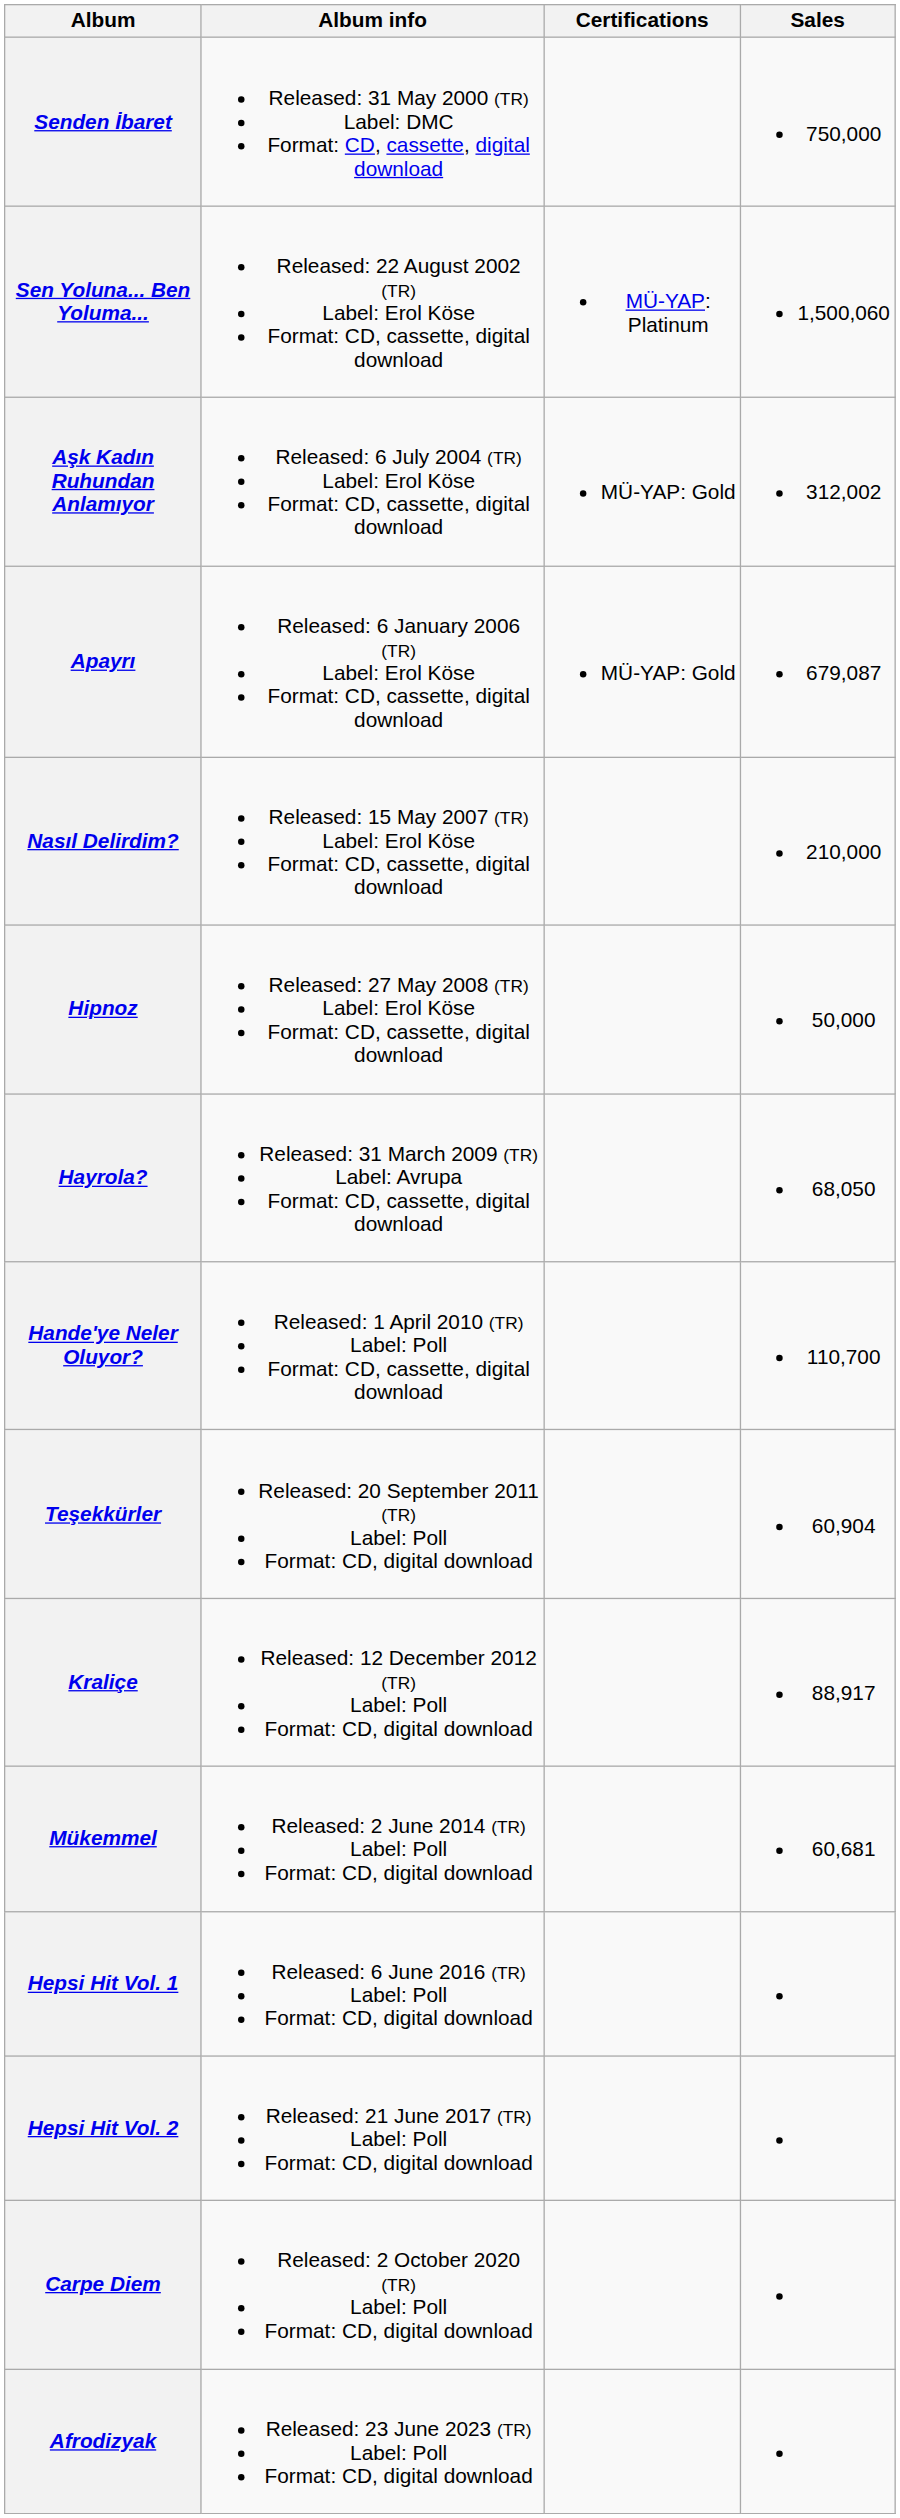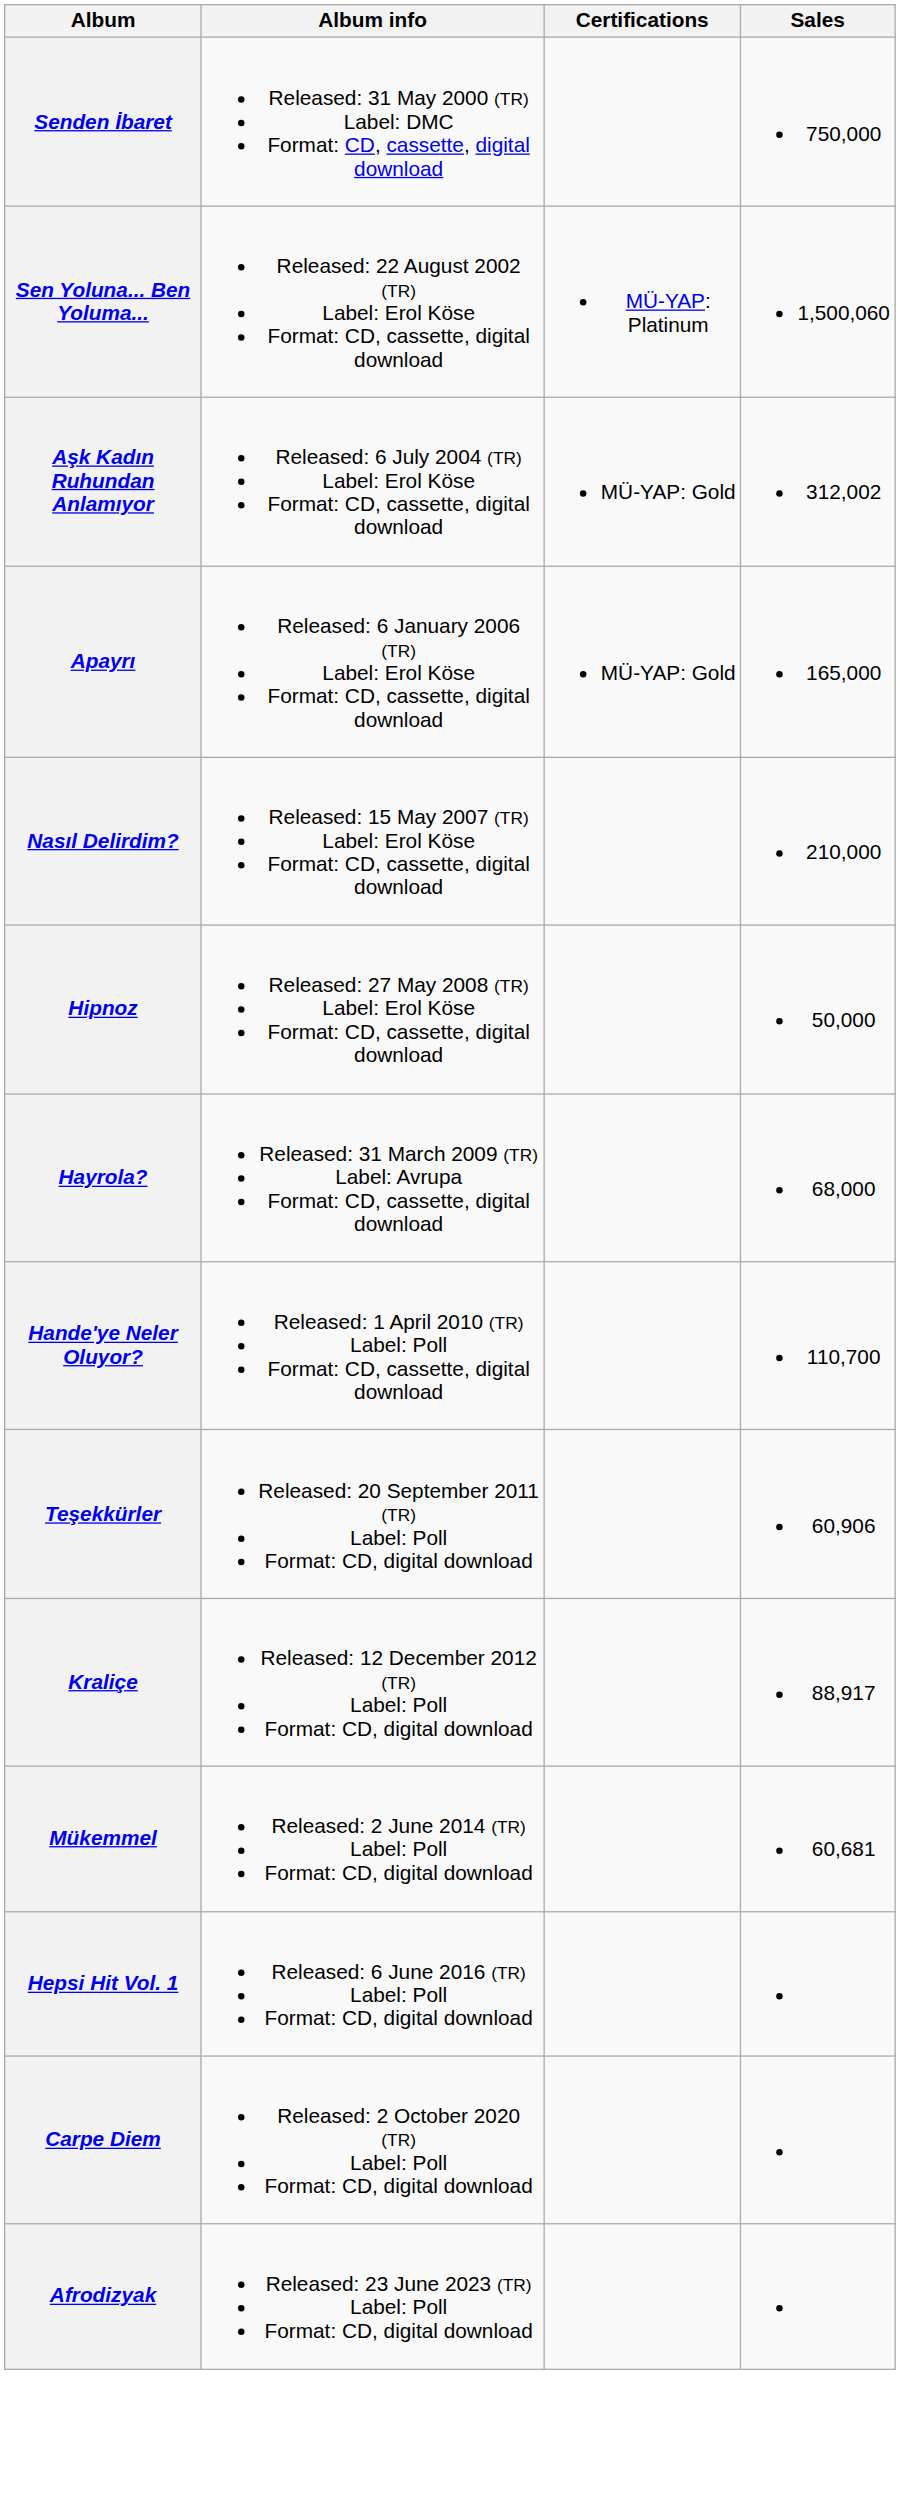(818, 673) 679,087 -> (818, 673) 165,000
(818, 1189) 68,050 -> (818, 1189) 68,000
(818, 1526) 60,904 -> (818, 1526) 60,906
- row: (103, 2128)
